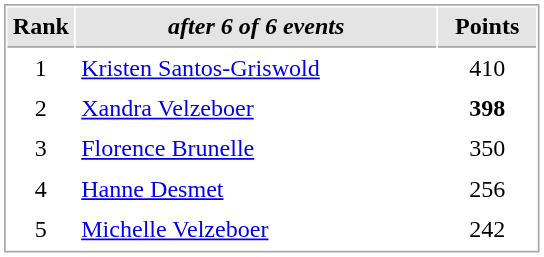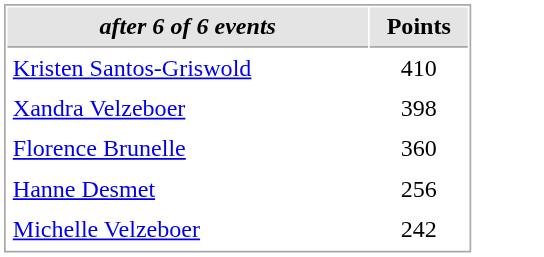- column: (41, 26)
(487, 108) bold -> (419, 108) normal
(487, 148) 350 -> (419, 148) 360
